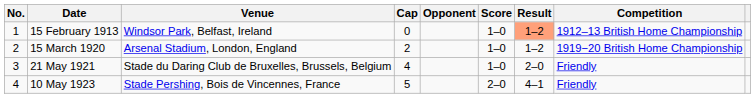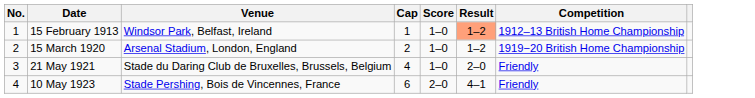- column: (449, 13)
(407, 31) 0 -> (407, 31) 1
(407, 84) 5 -> (407, 84) 6
